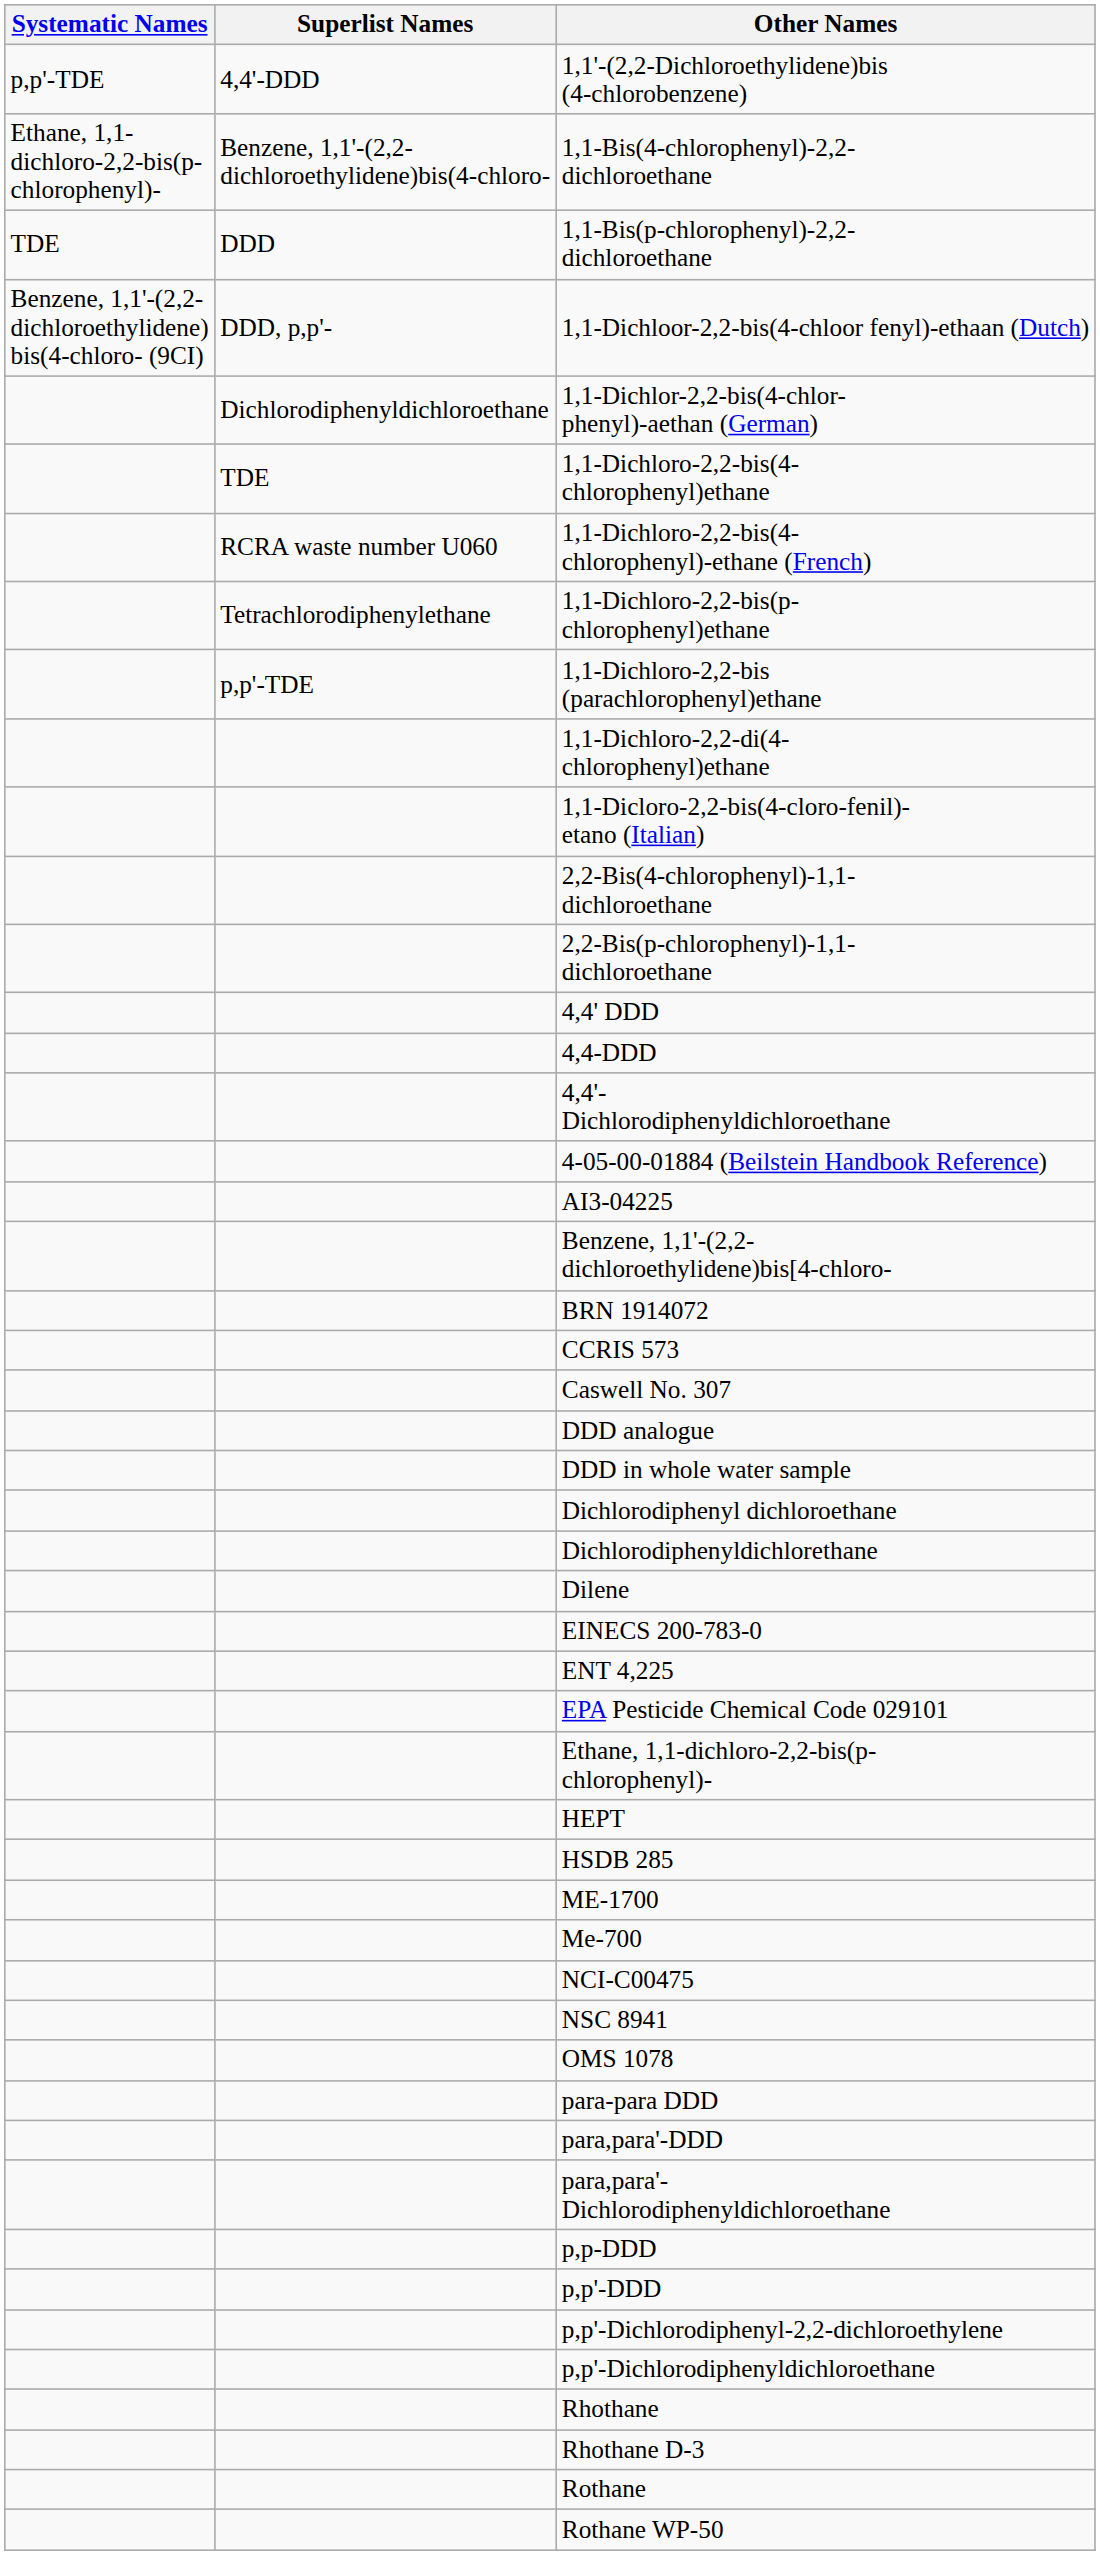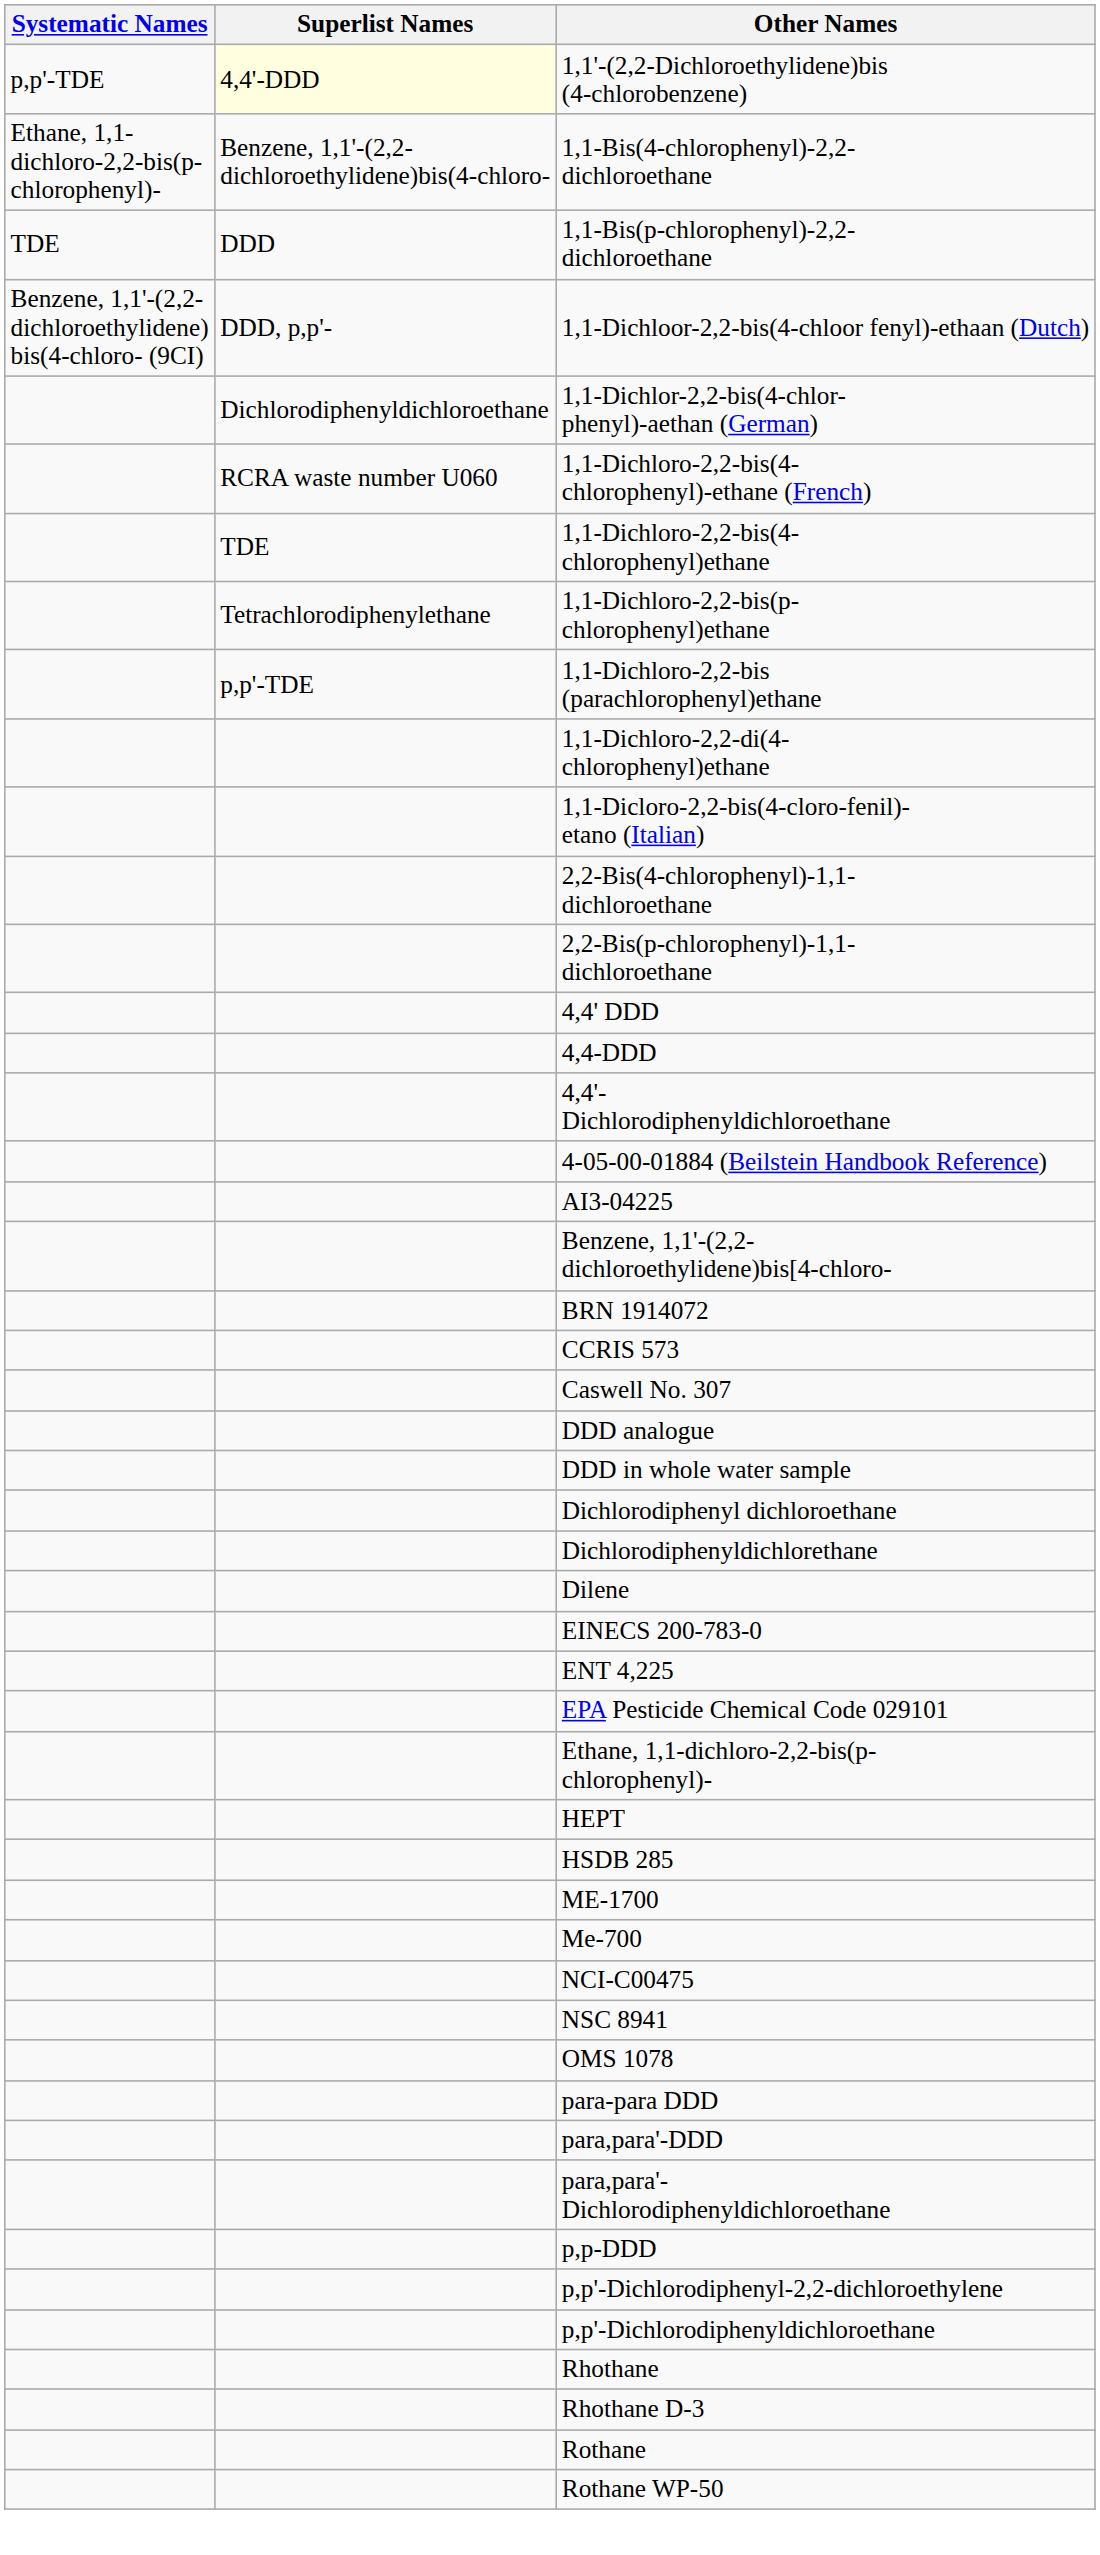(270, 78) no background -> (270, 78) lightyellow background
rows swapped: (717, 546) <-> (680, 478)
- row: (612, 2288)
